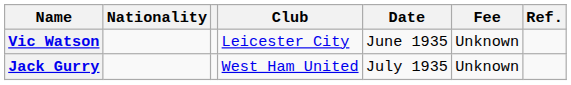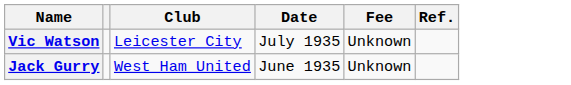- column: (157, 17)
(407, 42) June 1935 -> (299, 42) July 1935
(407, 67) July 1935 -> (299, 67) June 1935
